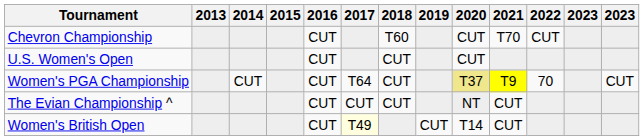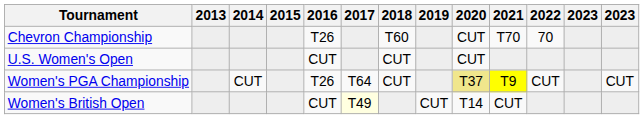(322, 37) CUT -> (322, 37) T26
(545, 37) CUT -> (545, 37) 70
(322, 81) CUT -> (322, 81) T26
(545, 81) 70 -> (545, 81) CUT
- row: (90, 103)
